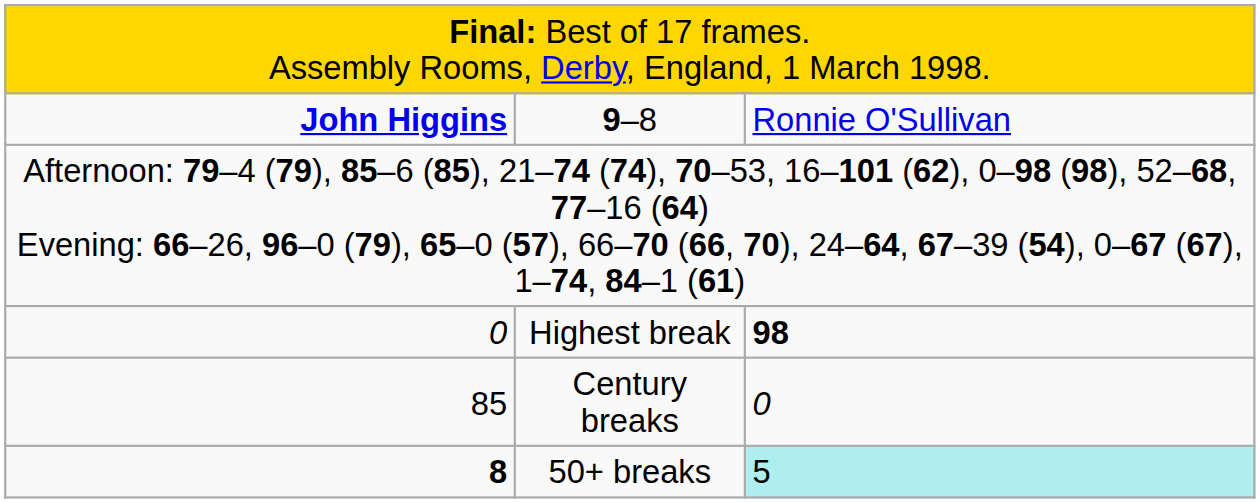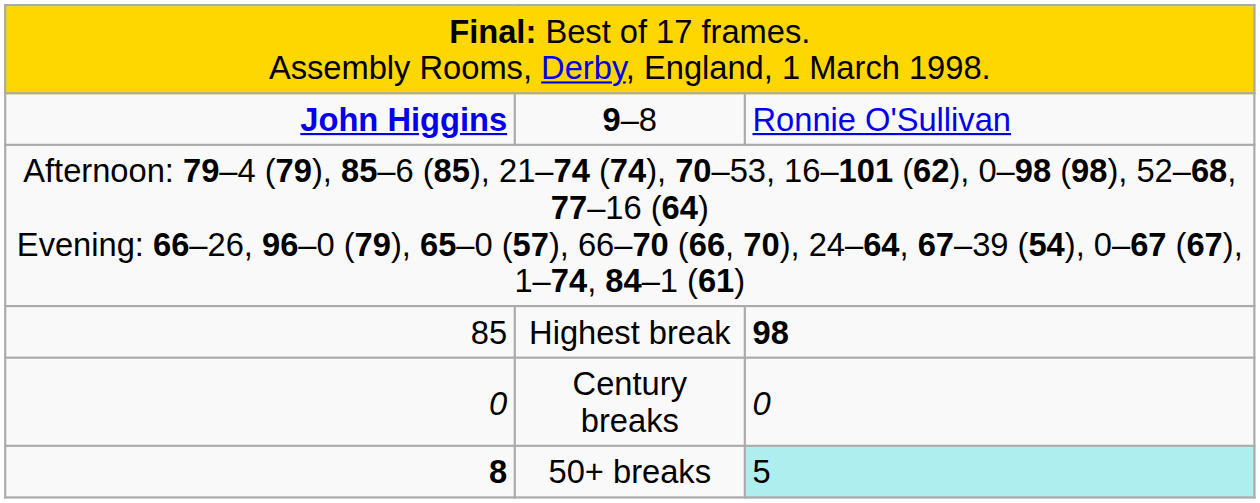(498, 333) 0 -> (489, 333) 85
(489, 403) 85 -> (498, 403) 0
